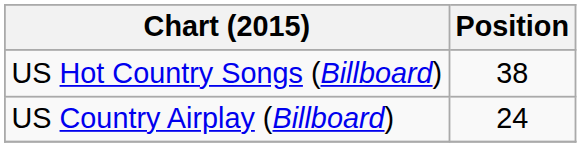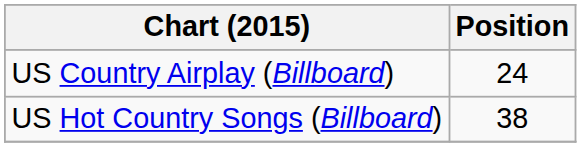rows swapped: (203, 118) <-> (227, 73)
